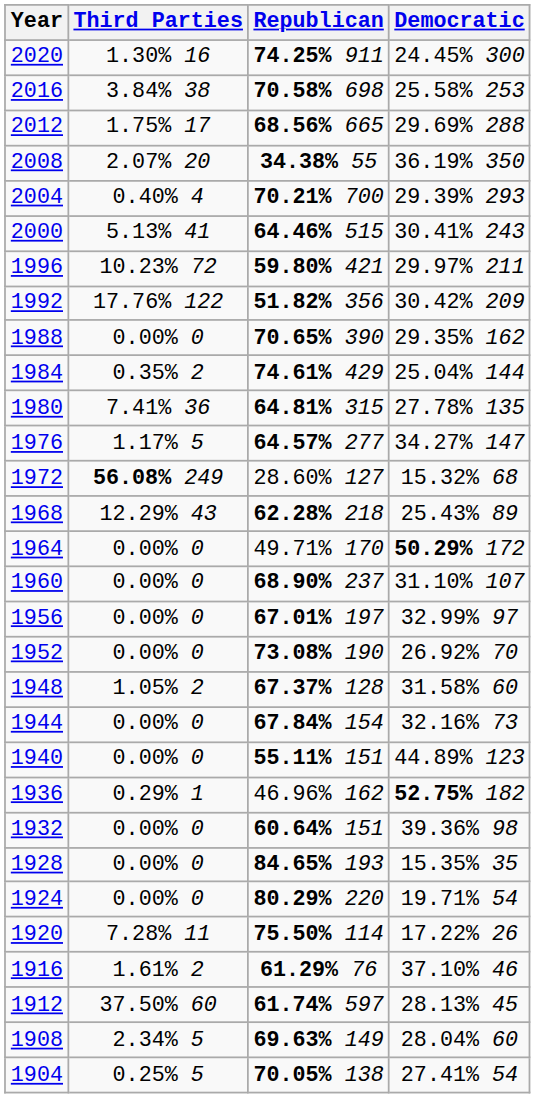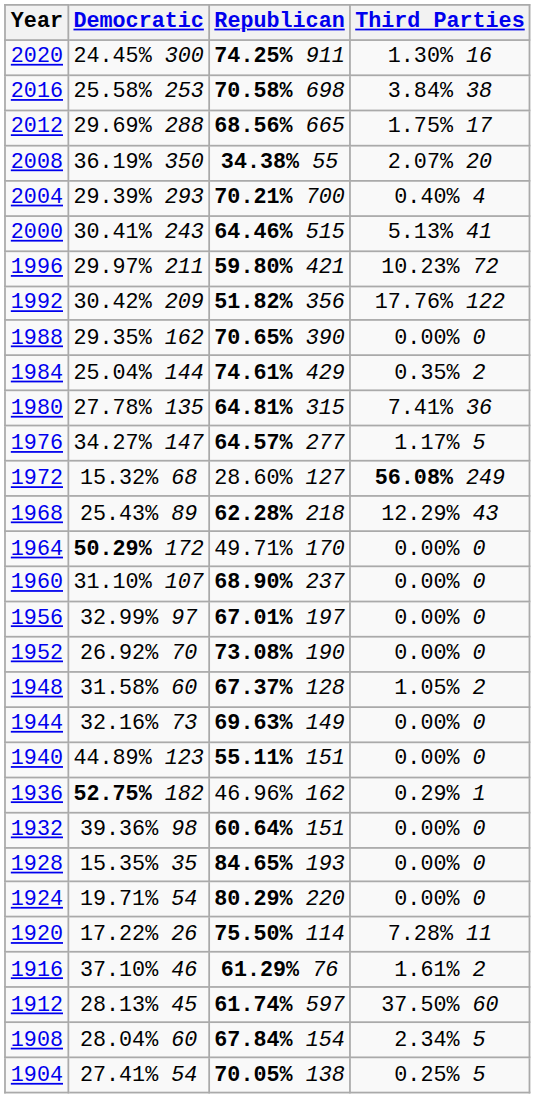columns swapped: (460, 23) <-> (158, 23)
(319, 725) 67.84% 154 -> (280, 725) 69.63% 149
(319, 1040) 69.63% 149 -> (280, 1040) 67.84% 154
